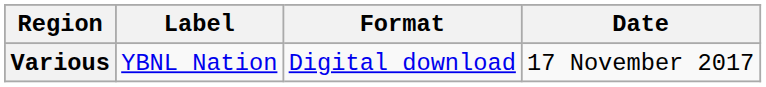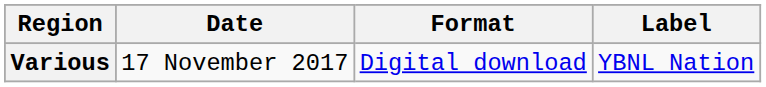columns swapped: (641, 24) <-> (199, 24)
